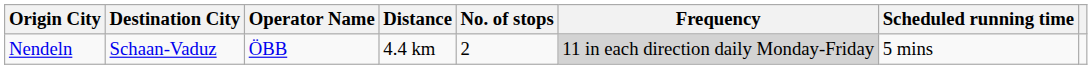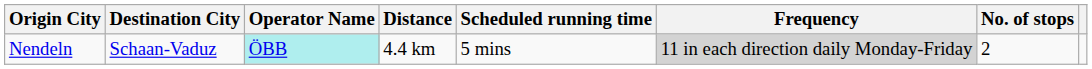columns swapped: (507, 19) <-> (978, 19)
(268, 49) no background -> (268, 49) paleturquoise background
